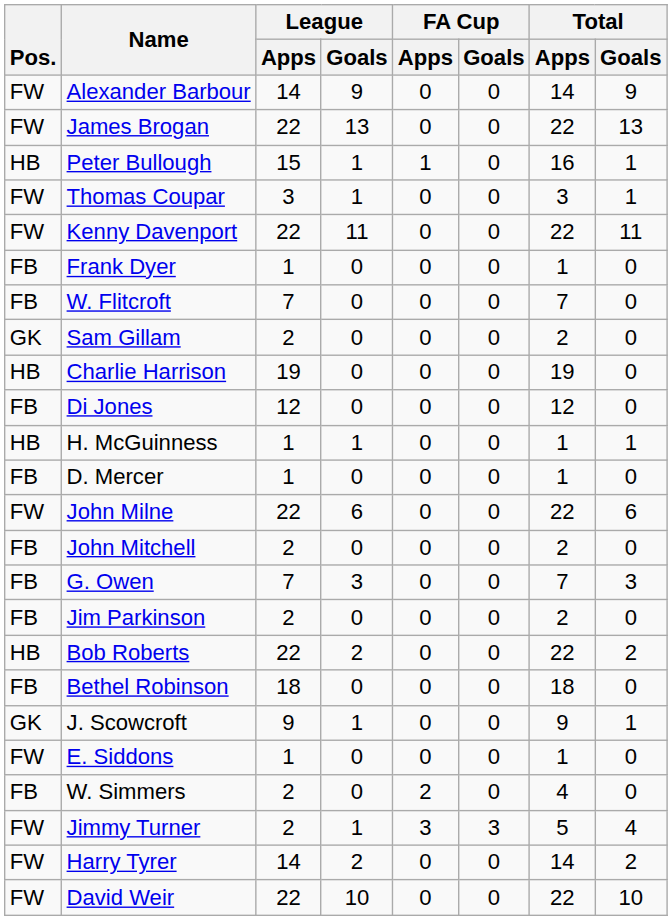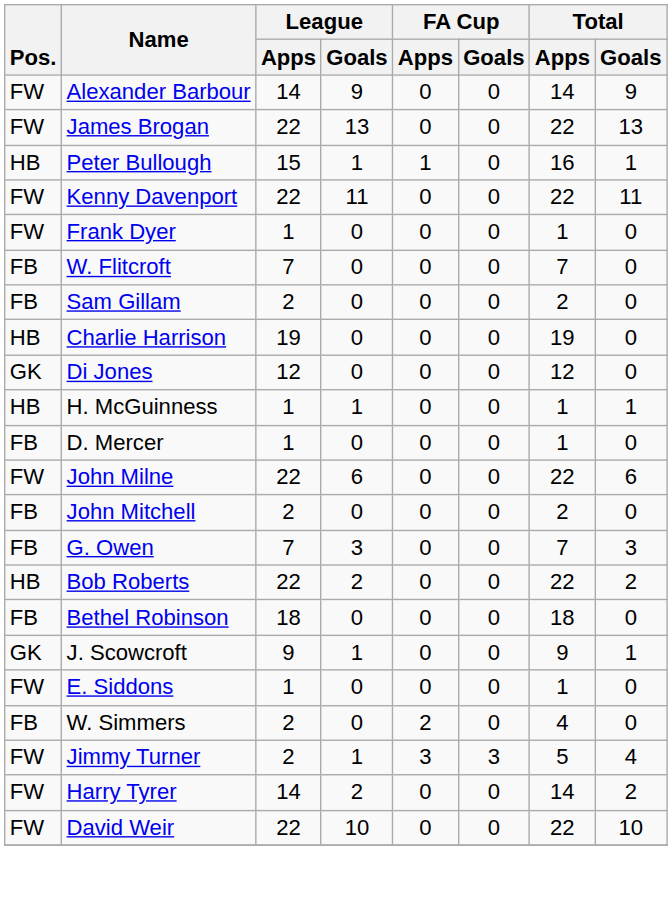- row: (146, 197)
(24, 267) FB -> (27, 232) FW
(26, 337) GK -> (24, 302) FB
(24, 407) FB -> (26, 372) GK
- row: (136, 617)
